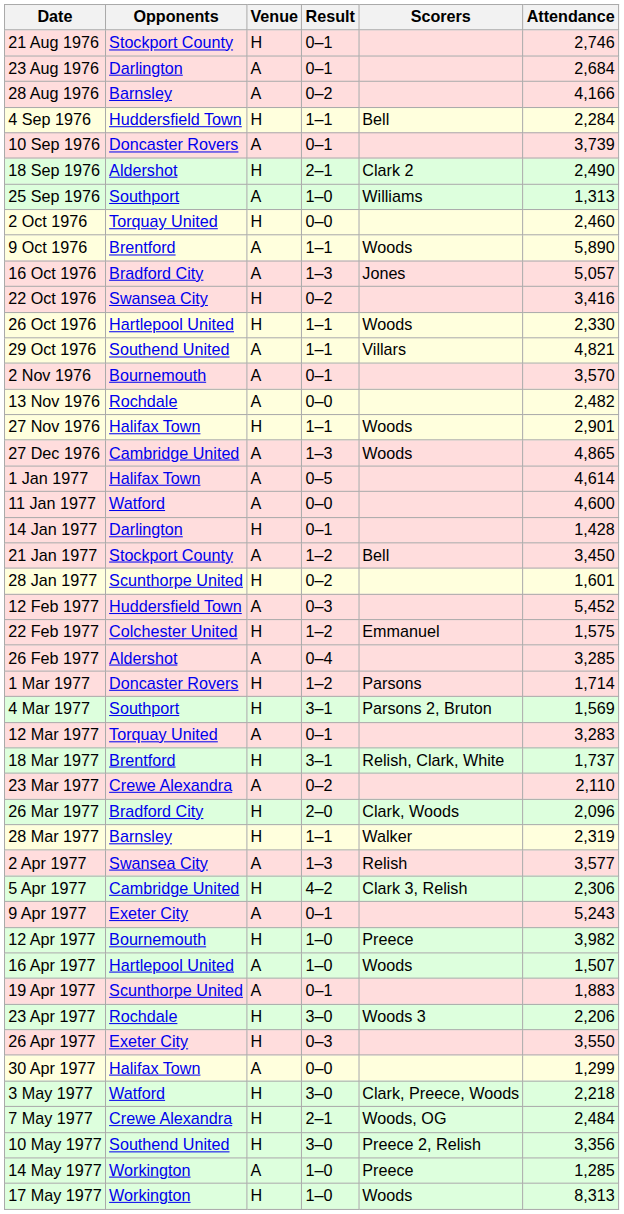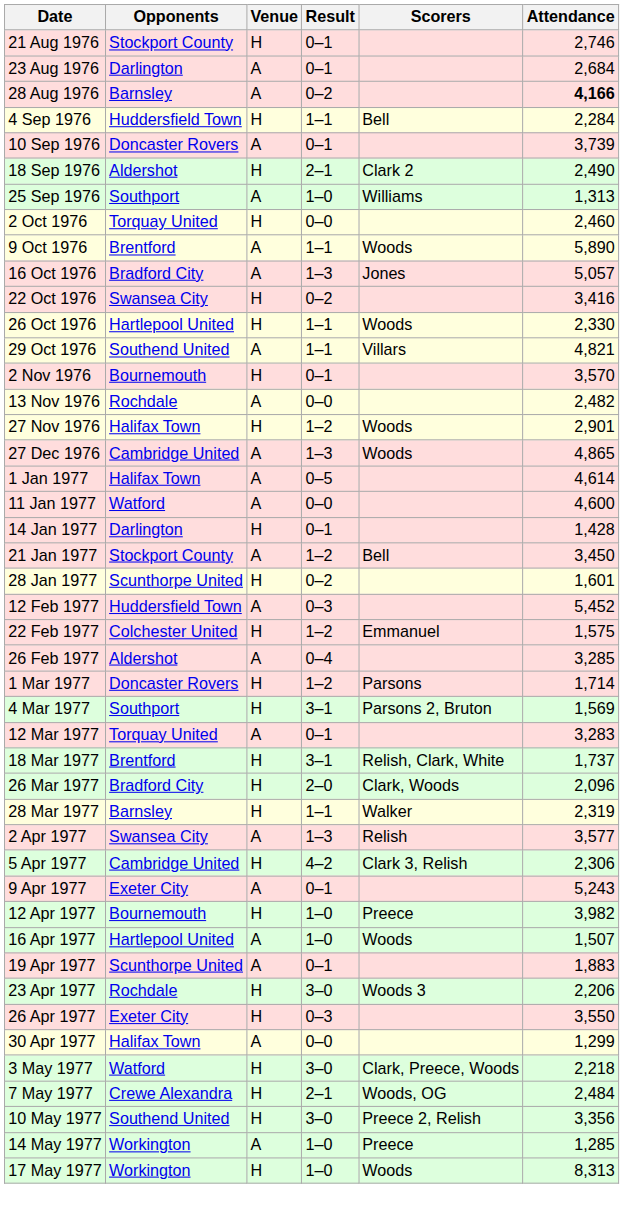(594, 94) normal -> (594, 94) bold
(256, 376) A -> (256, 376) H
(319, 427) 1–1 -> (319, 427) 1–2
- row: (54, 786)
